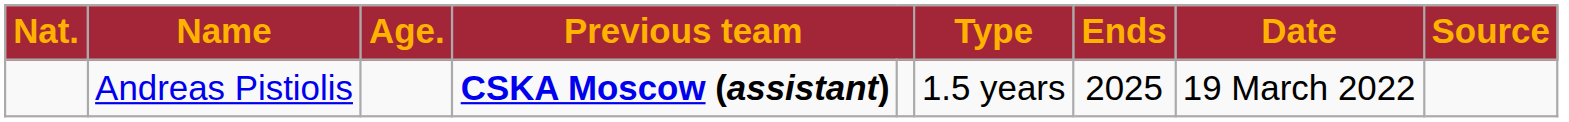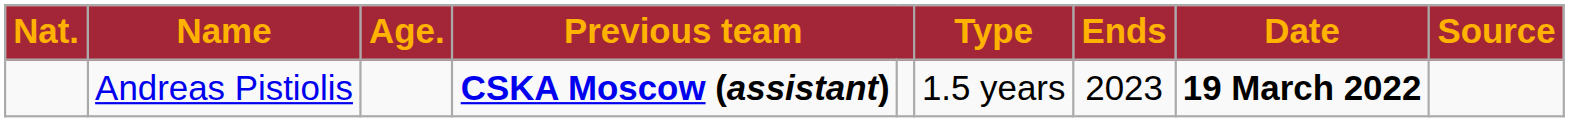(1124, 87) 2025 -> (1124, 87) 2023
(1299, 87) normal -> (1302, 87) bold
